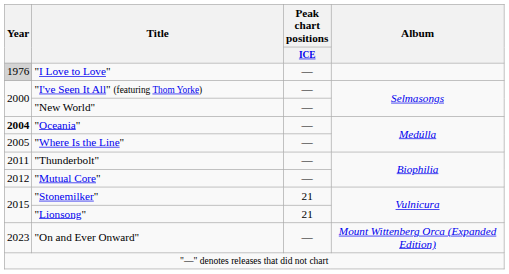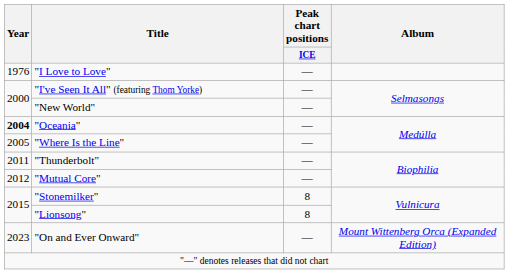(18, 71) lightgrey background -> (18, 71) no background
(307, 196) 21 -> (307, 196) 8
(307, 214) 21 -> (307, 214) 8
